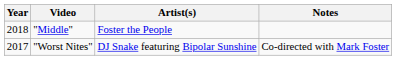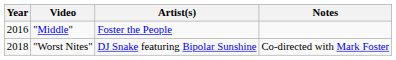(18, 30) 2018 -> (18, 30) 2016
(18, 47) 2017 -> (18, 47) 2018
